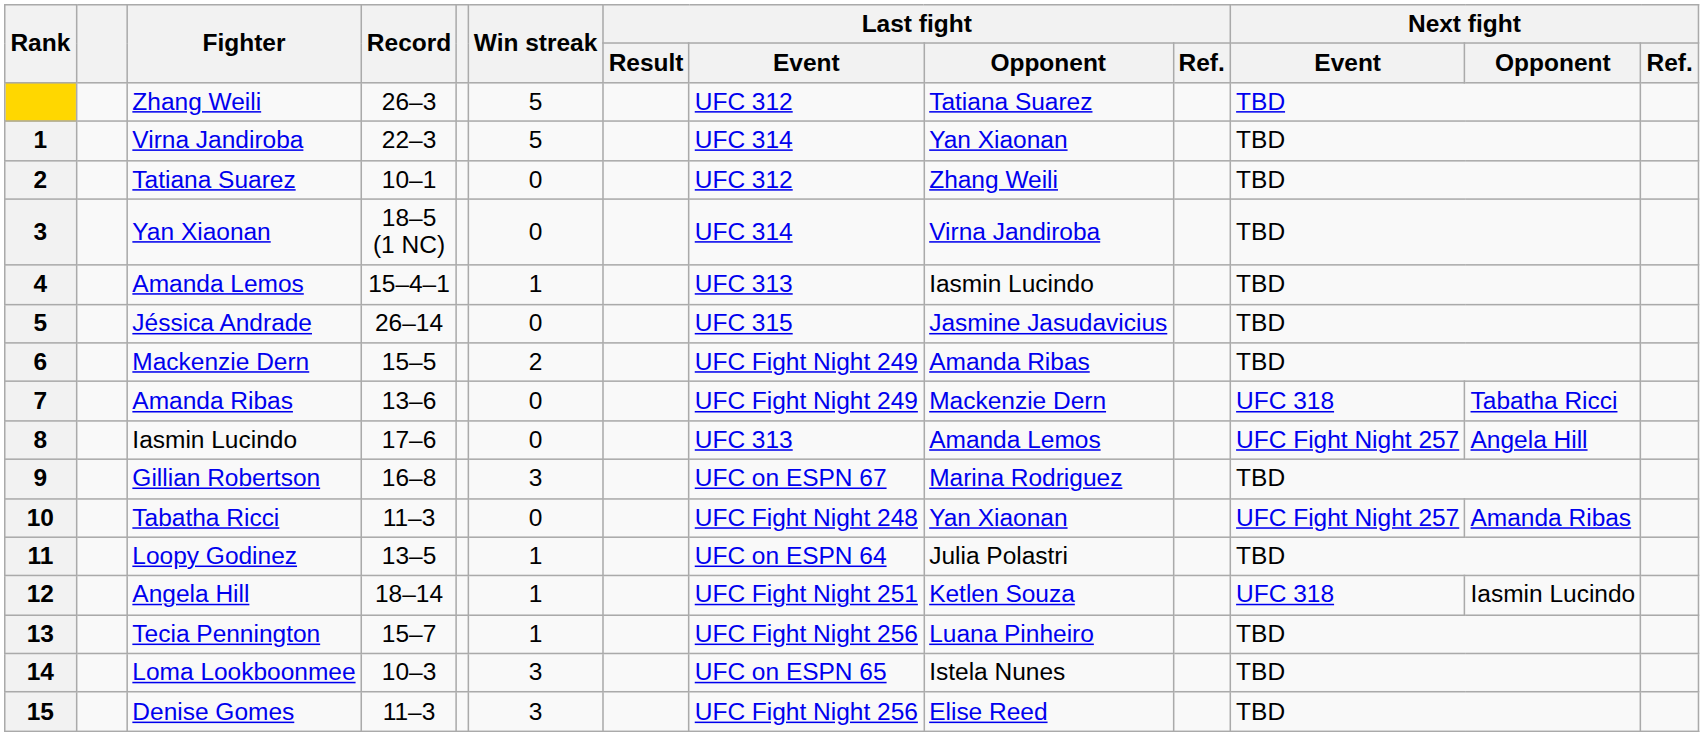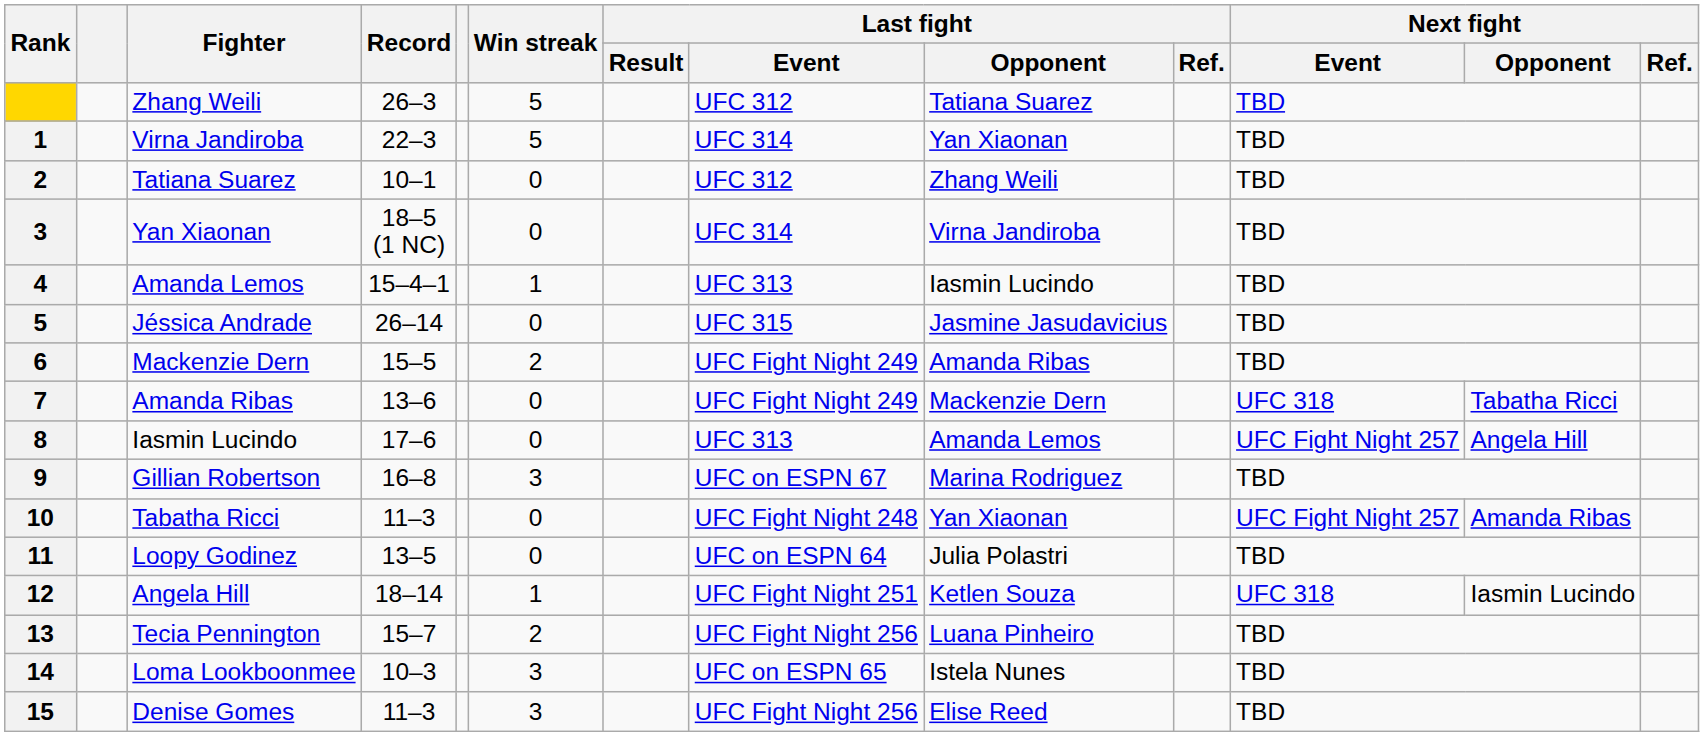(536, 556) 1 -> (536, 556) 0
(536, 633) 1 -> (536, 633) 2
